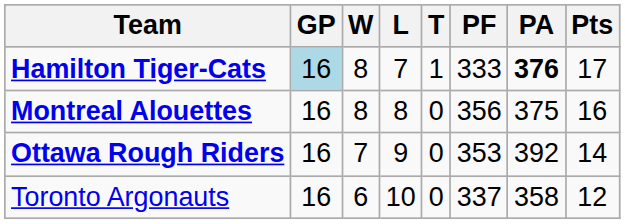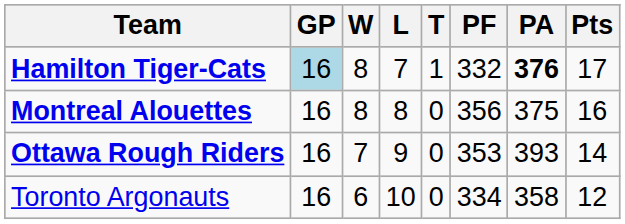(479, 68) 333 -> (479, 68) 332
(537, 153) 392 -> (537, 153) 393
(479, 196) 337 -> (479, 196) 334
